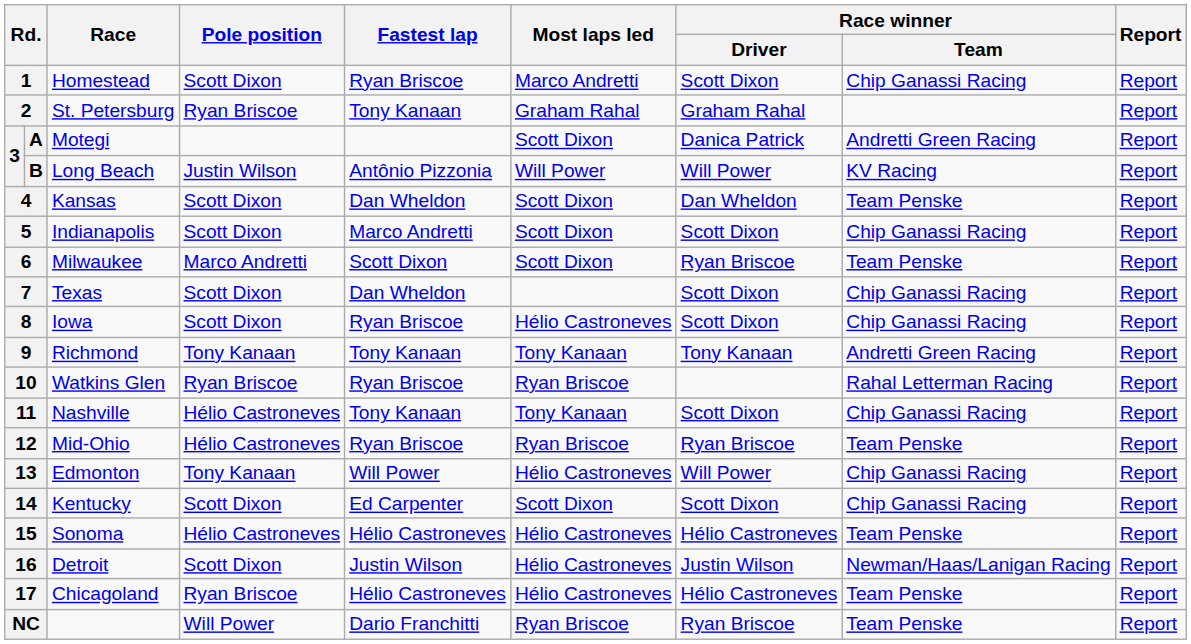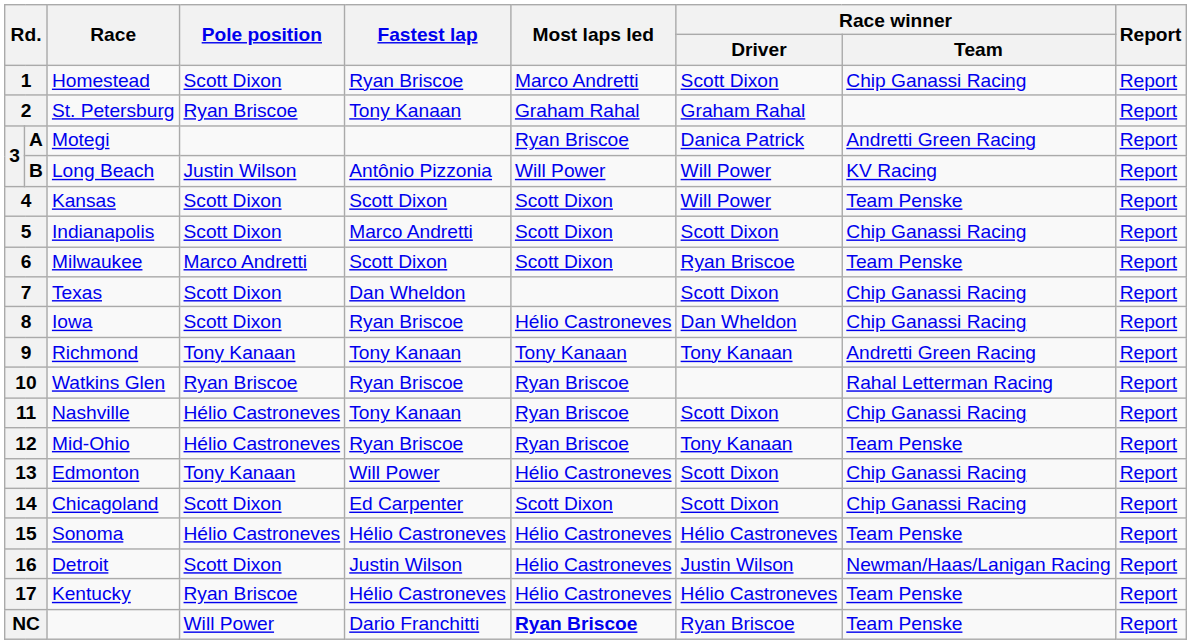(564, 140) Scott Dixon -> (572, 140) Ryan Briscoe
(407, 201) Dan Wheldon -> (398, 201) Scott Dixon
(739, 201) Dan Wheldon -> (726, 201) Will Power
(730, 322) Scott Dixon -> (739, 322) Dan Wheldon
(571, 412) Tony Kanaan -> (572, 412) Ryan Briscoe
(738, 443) Ryan Briscoe -> (737, 443) Tony Kanaan
(726, 473) Will Power -> (730, 473) Scott Dixon
(91, 503) Kentucky -> (105, 503) Chicagoland
(105, 594) Chicagoland -> (91, 594) Kentucky
(572, 624) normal -> (576, 624) bold
